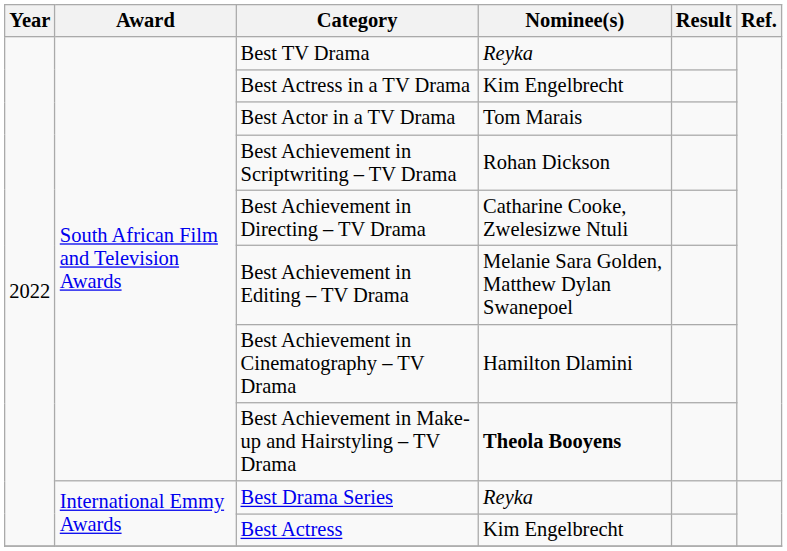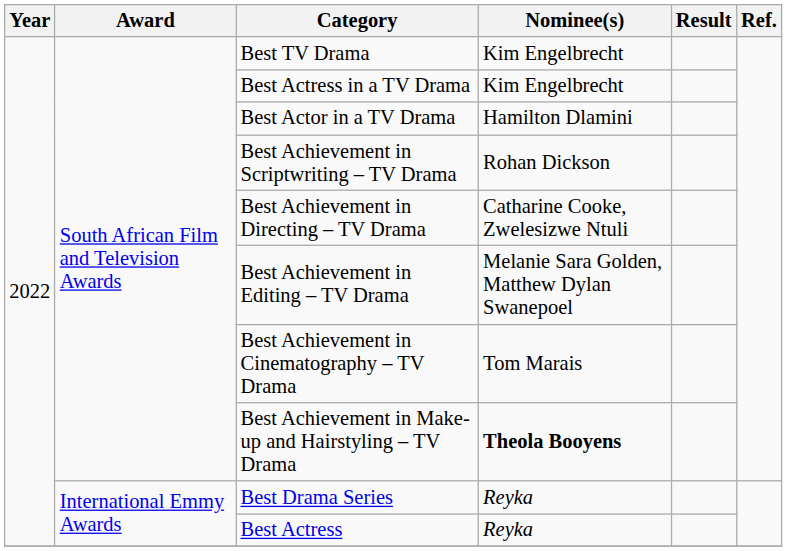(508, 53) Reyka -> (553, 53) Kim Engelbrecht
(533, 118) Tom Marais -> (558, 118) Hamilton Dlamini
(558, 363) Hamilton Dlamini -> (533, 363) Tom Marais
(553, 529) Kim Engelbrecht -> (508, 529) Reyka
